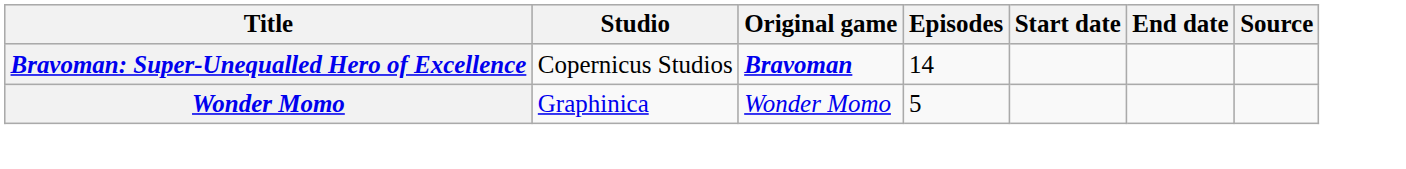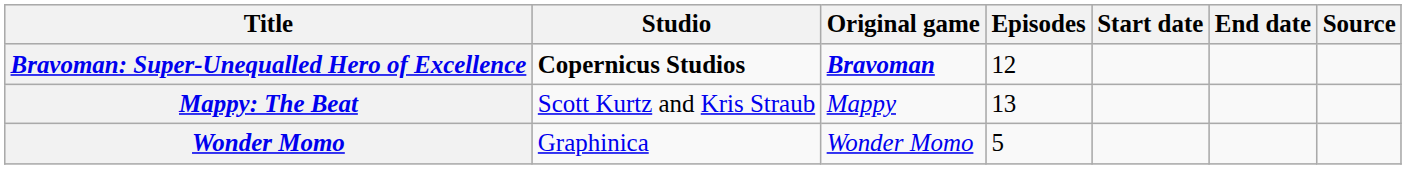(635, 63) normal -> (642, 63) bold
(921, 63) 14 -> (1004, 63) 12
+ row: (268, 103)
